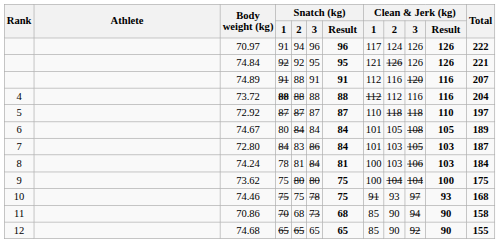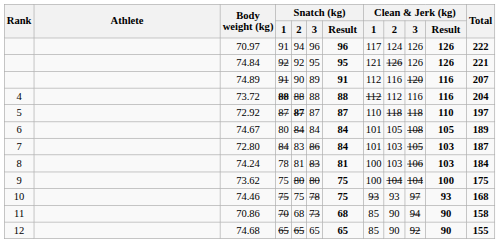(299, 79) 88 -> (299, 79) 90
(314, 79) 91 -> (314, 79) 89
(299, 113) normal -> (299, 113) bold
(314, 163) 84 -> (314, 163) 83
(374, 197) 91 -> (374, 197) 93
